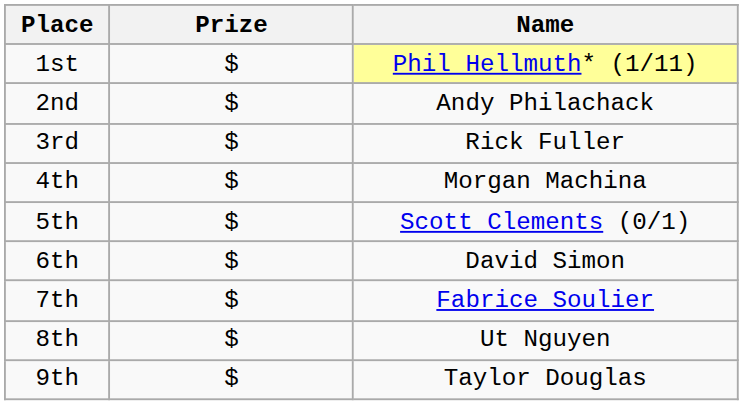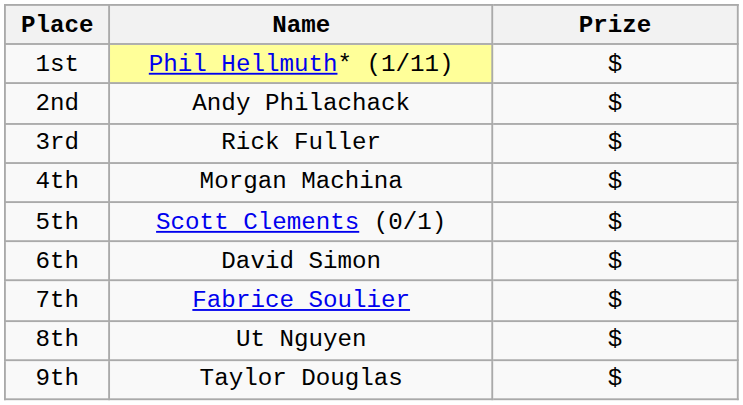columns swapped: (545, 25) <-> (231, 25)
